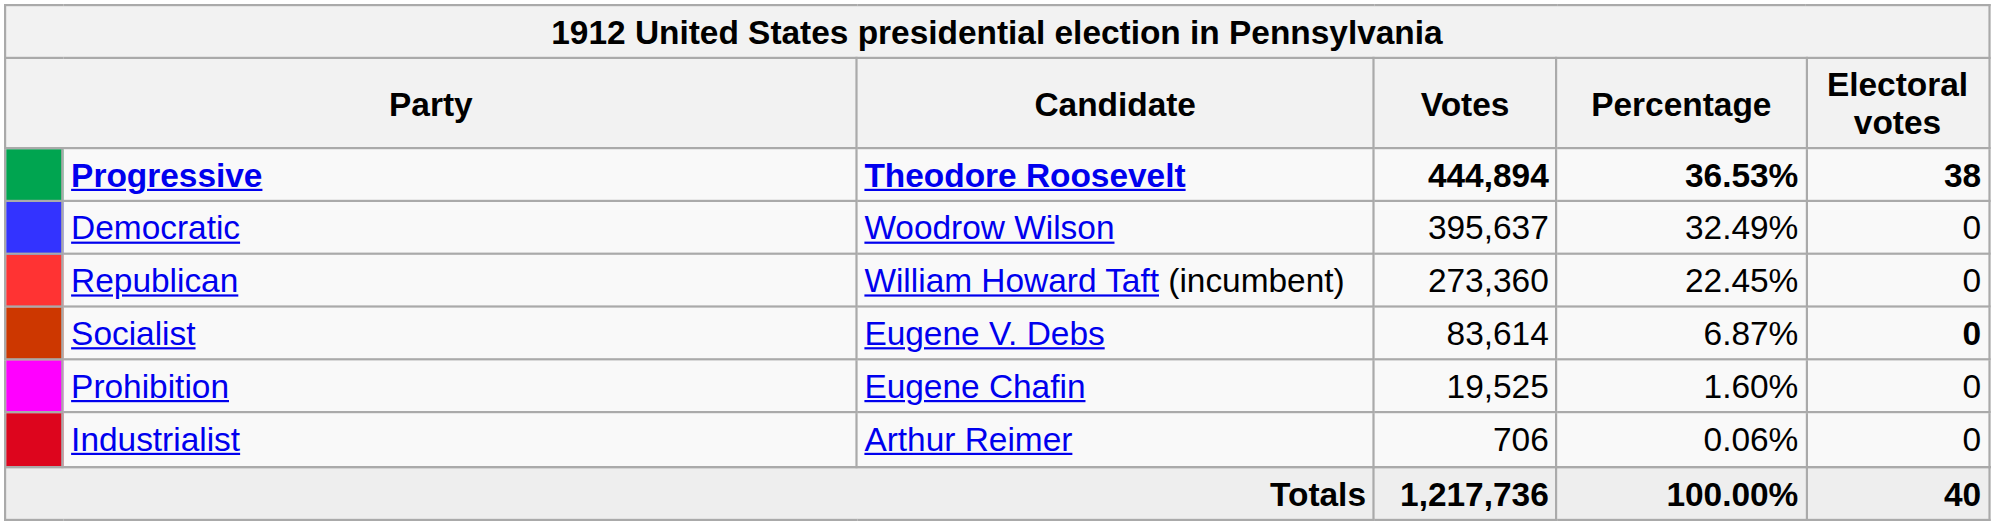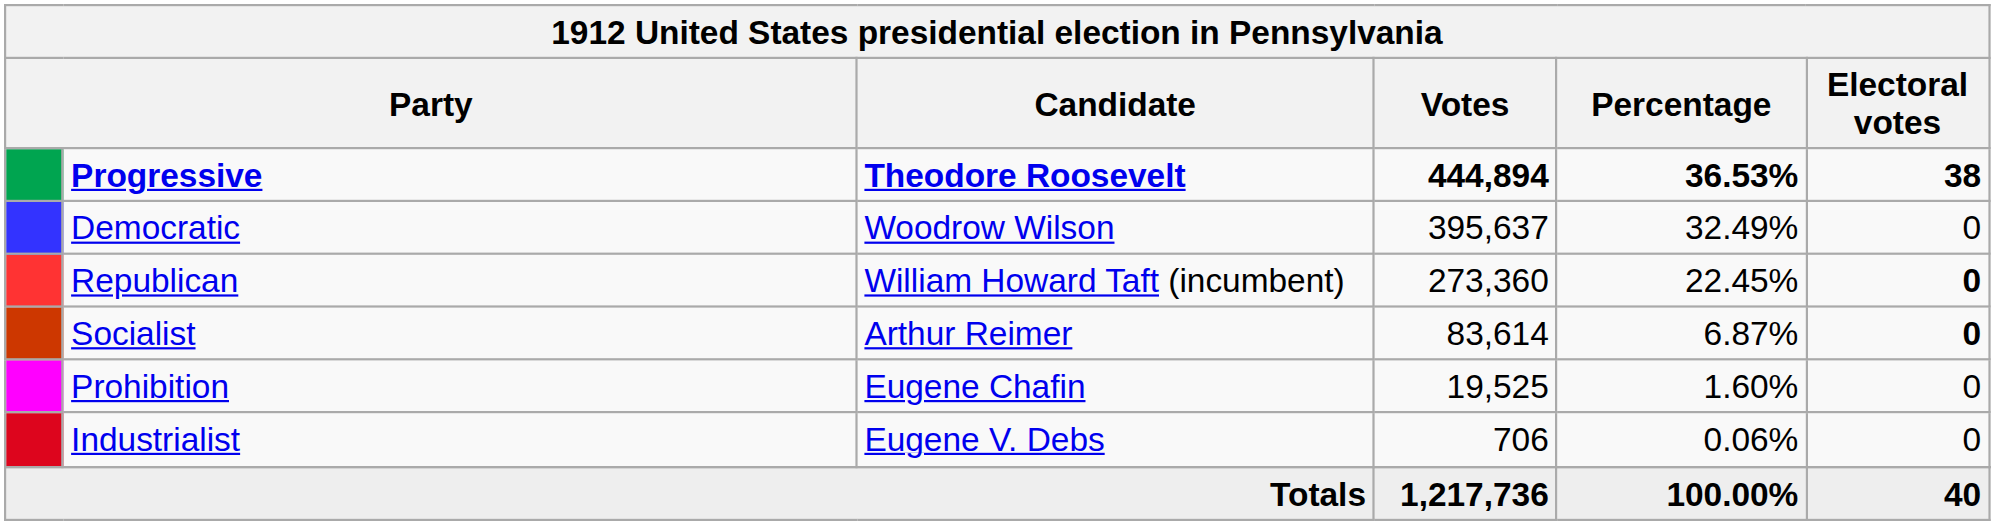(1972, 281) normal -> (1972, 281) bold
(985, 334) Eugene V. Debs -> (968, 334) Arthur Reimer
(968, 440) Arthur Reimer -> (985, 440) Eugene V. Debs
